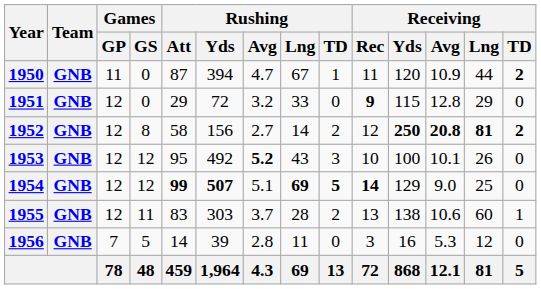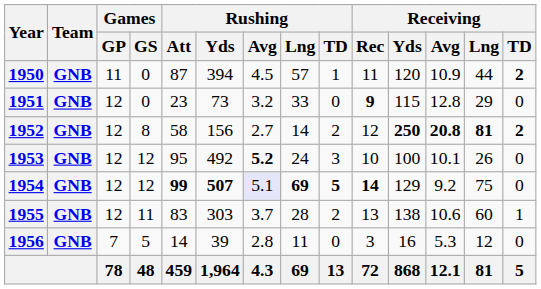(262, 74) 4.7 -> (262, 74) 4.5
(300, 74) 67 -> (300, 74) 57
(179, 102) 29 -> (179, 102) 23
(220, 102) 72 -> (220, 102) 73
(300, 158) 43 -> (300, 158) 24
(262, 185) no background -> (262, 185) lavender background
(445, 185) 9.0 -> (445, 185) 9.2
(484, 185) 25 -> (484, 185) 75
